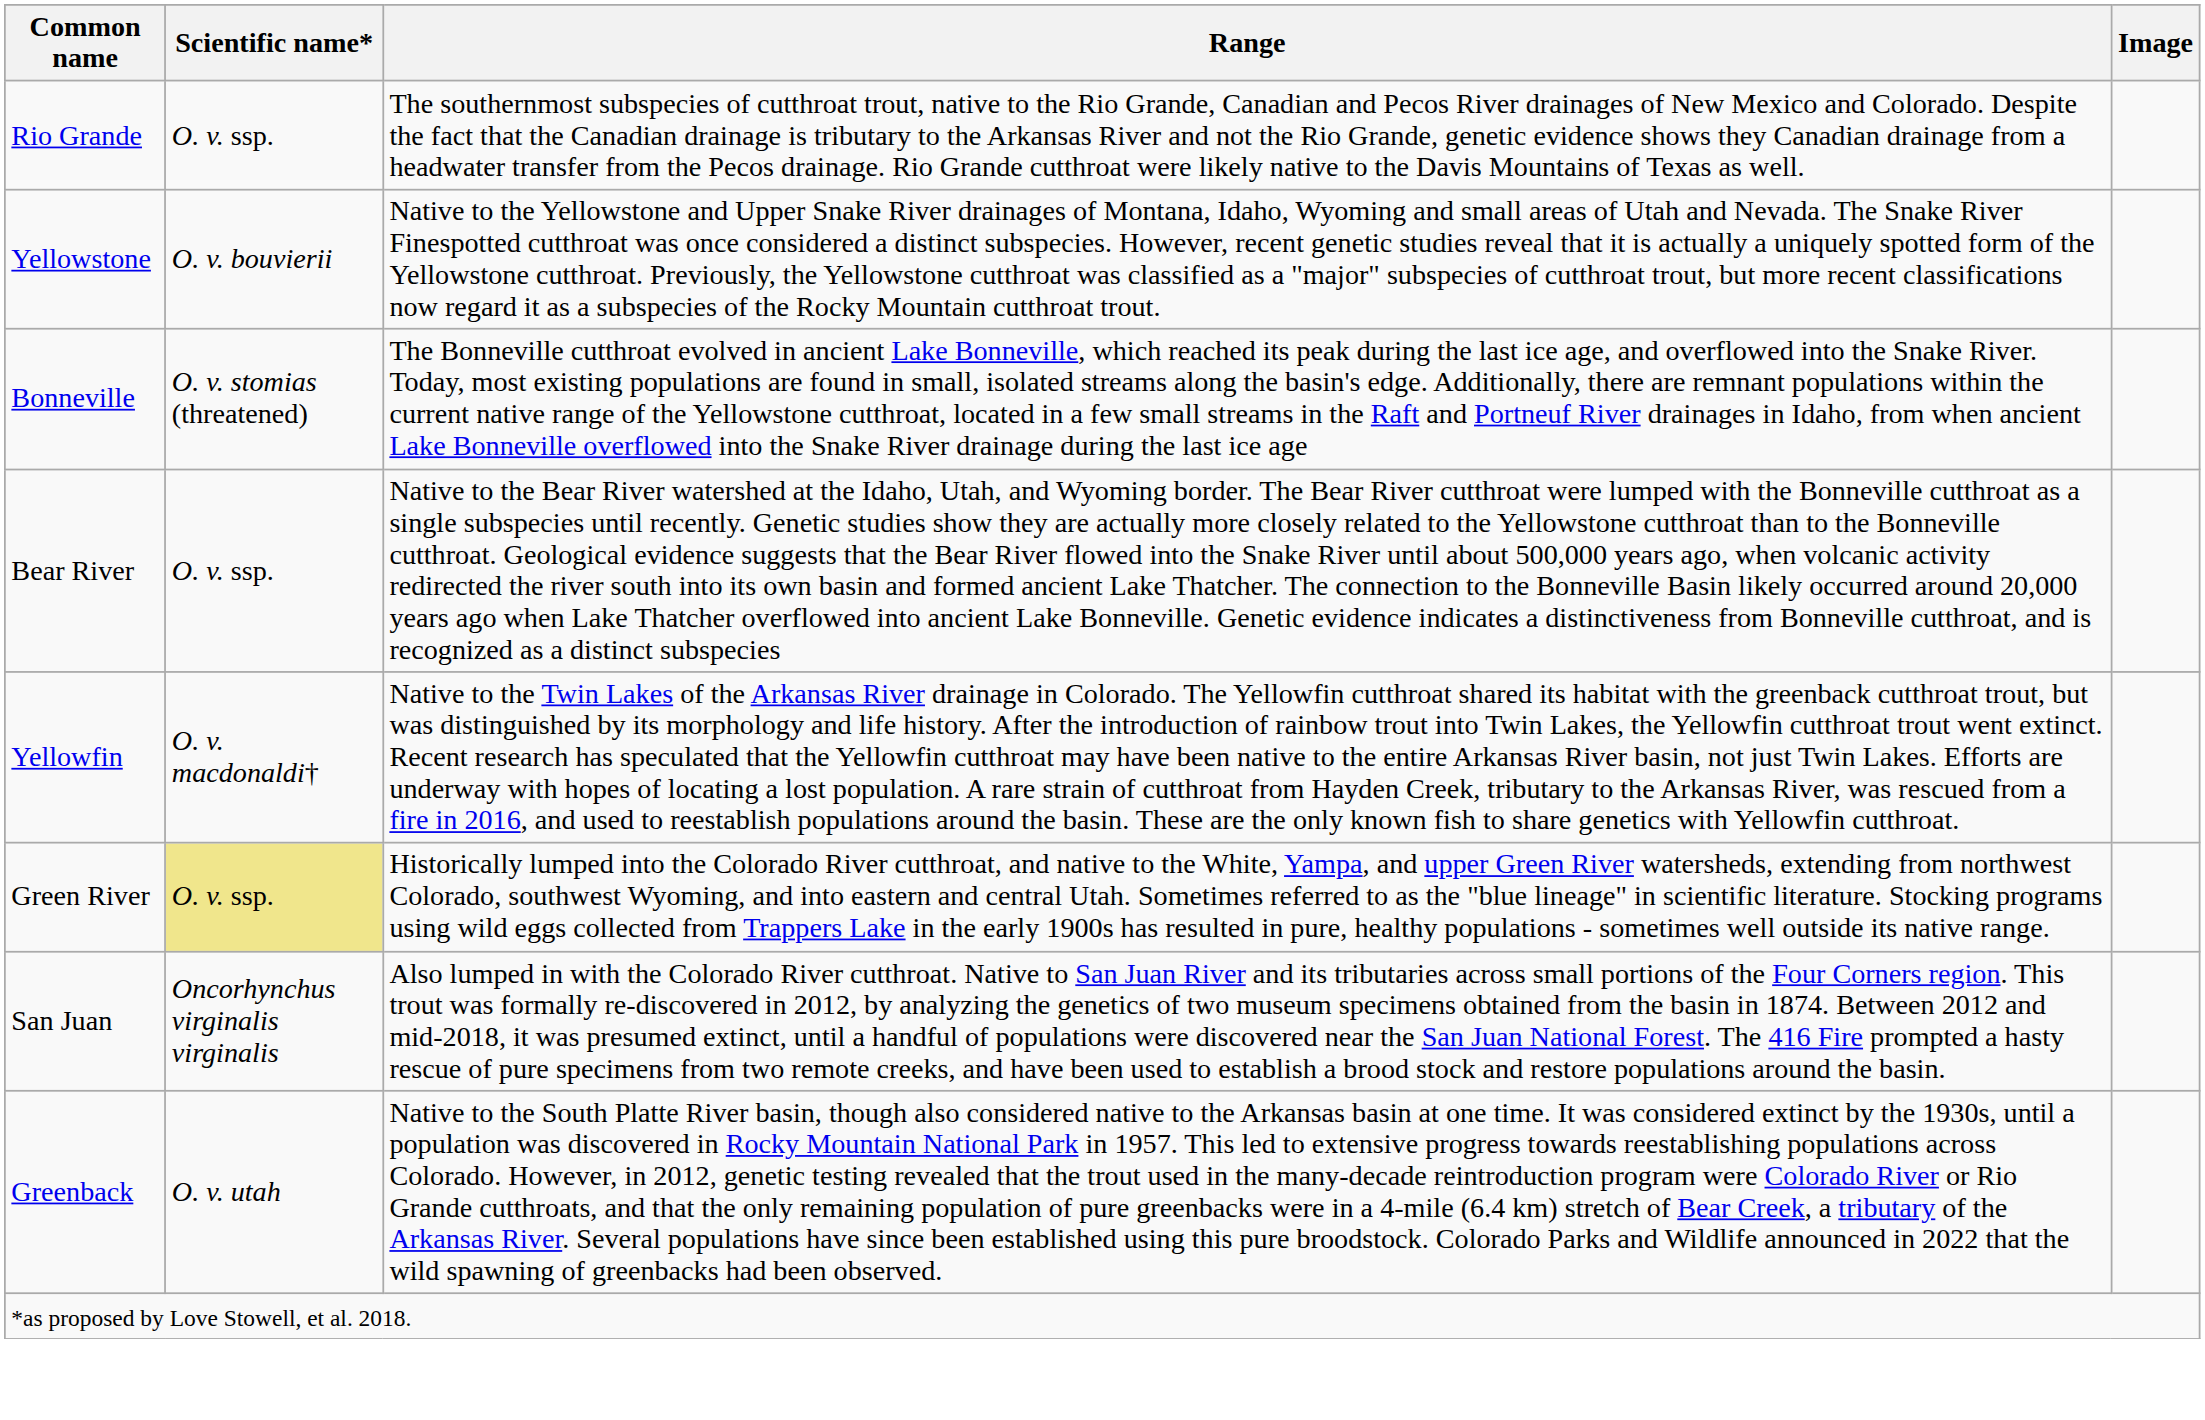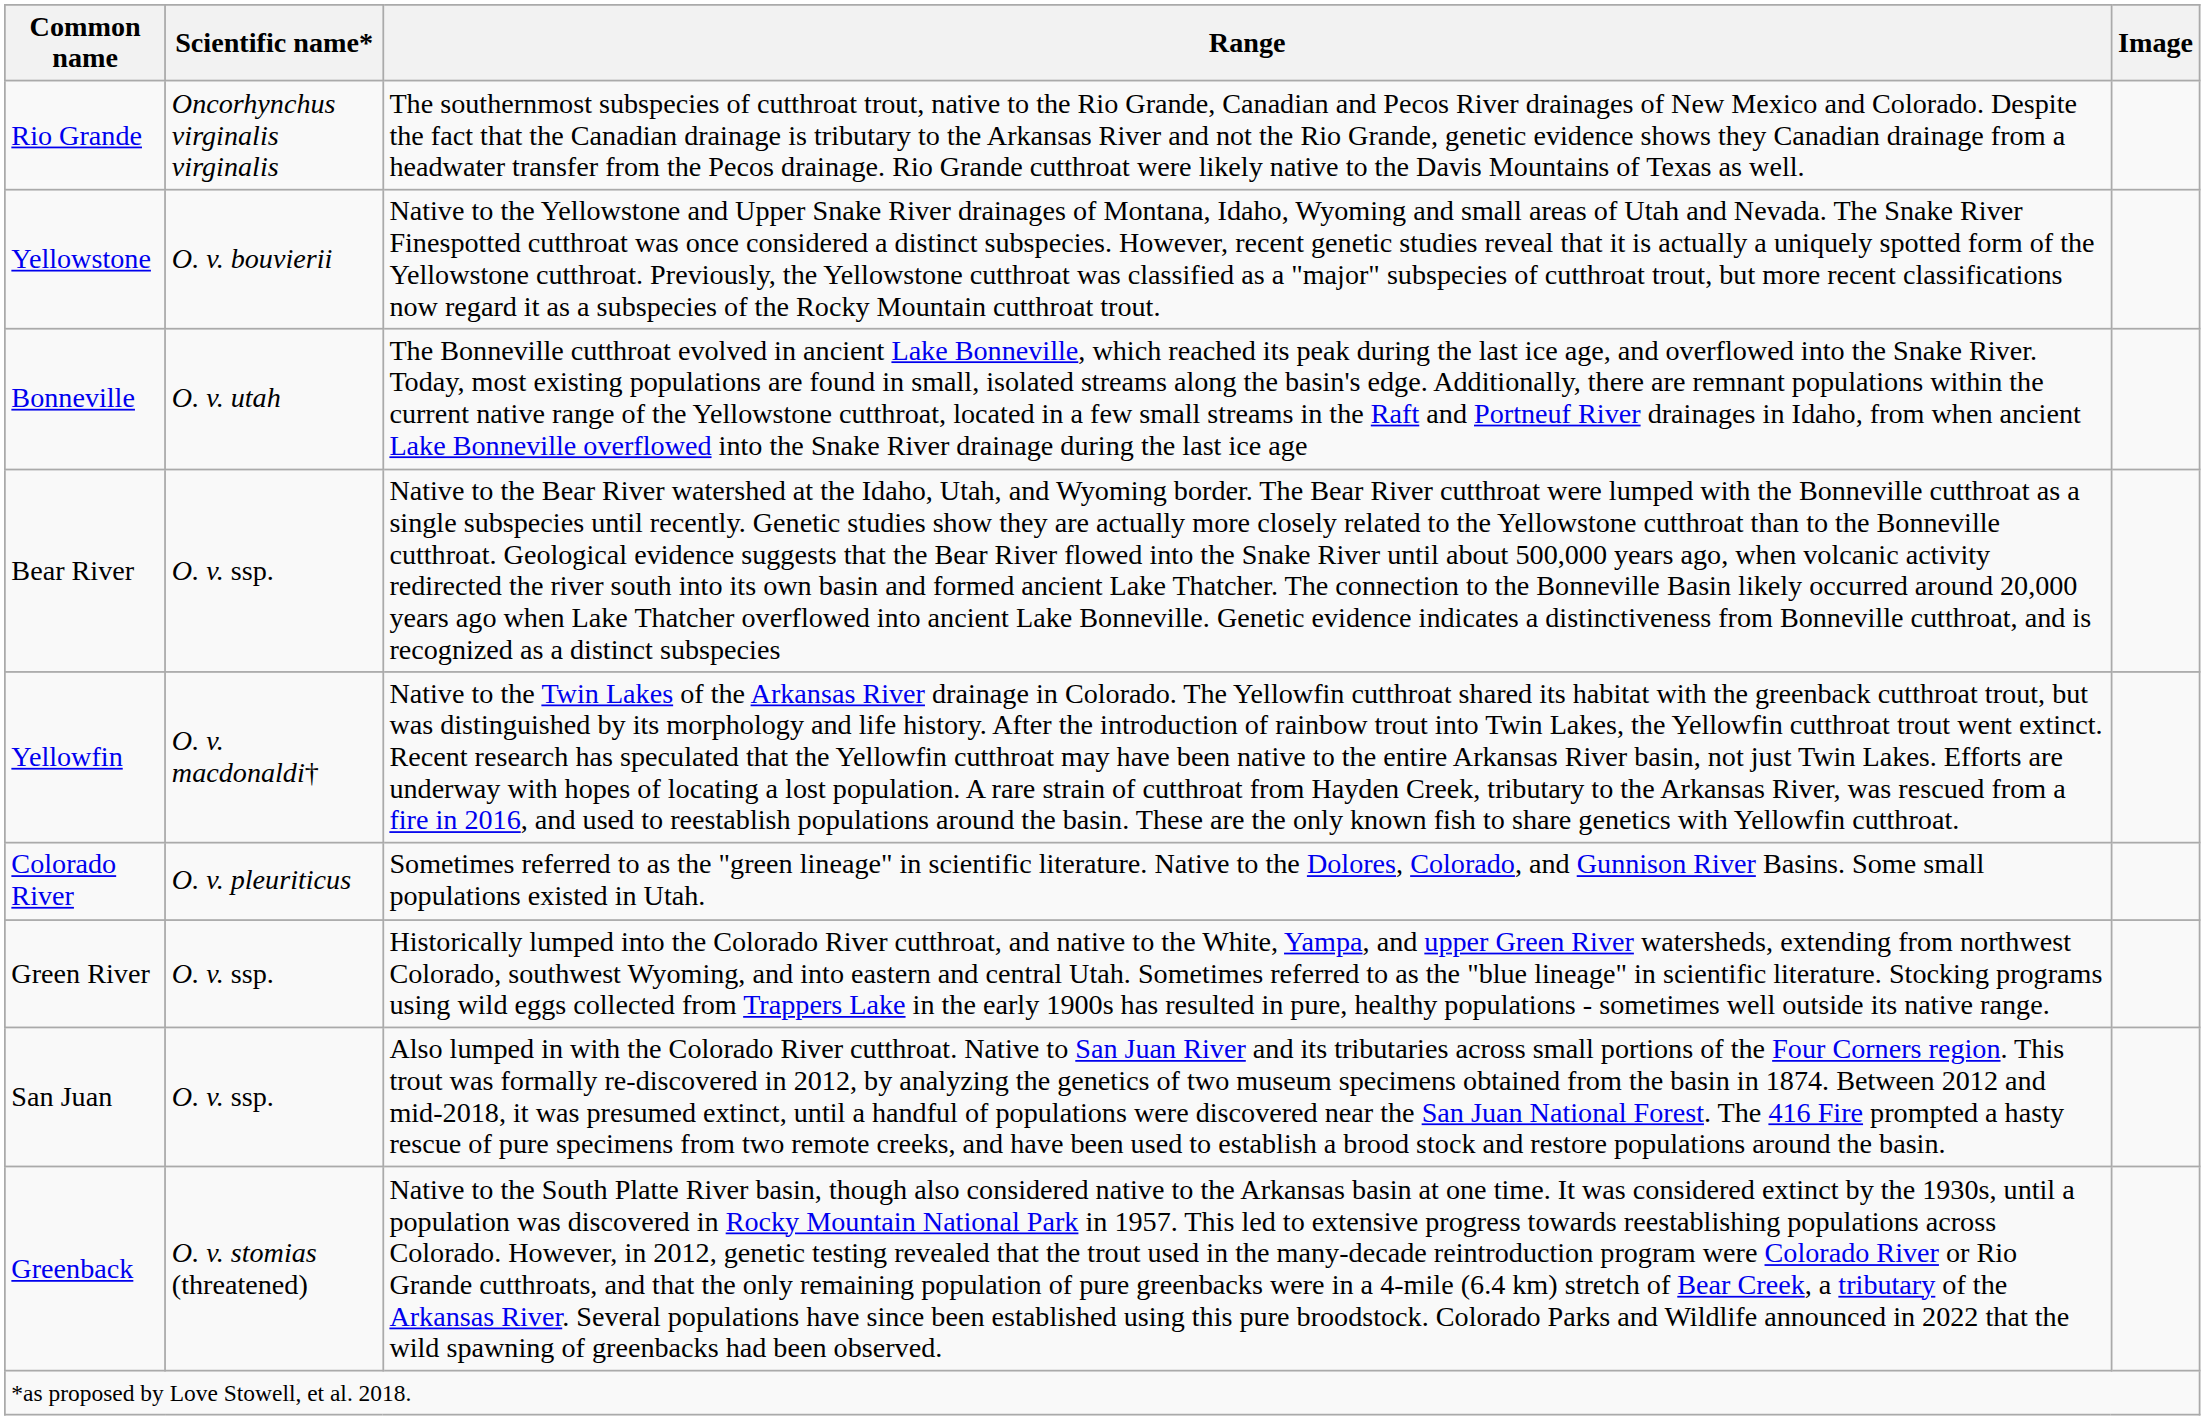(223, 134) O. v. ssp. -> (254, 134) Oncorhynchus virginalis virginalis
(244, 398) O. v. stomias (threatened) -> (226, 398) O. v. utah
+ row: (64, 880)
(223, 896) khaki background -> (223, 973) no background
(254, 1020) Oncorhynchus virginalis virginalis -> (223, 1096) O. v. ssp.
(226, 1191) O. v. utah -> (244, 1268) O. v. stomias (threatened)
